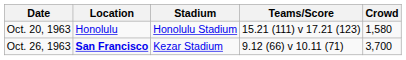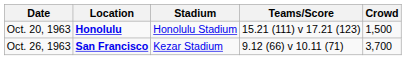(97, 30) normal -> (99, 30) bold
(379, 30) 1,580 -> (379, 30) 1,500
